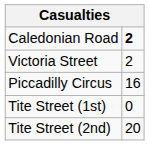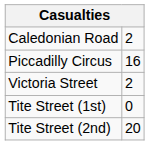(129, 38) bold -> (129, 38) normal
rows swapped: (60, 83) <-> (53, 61)
